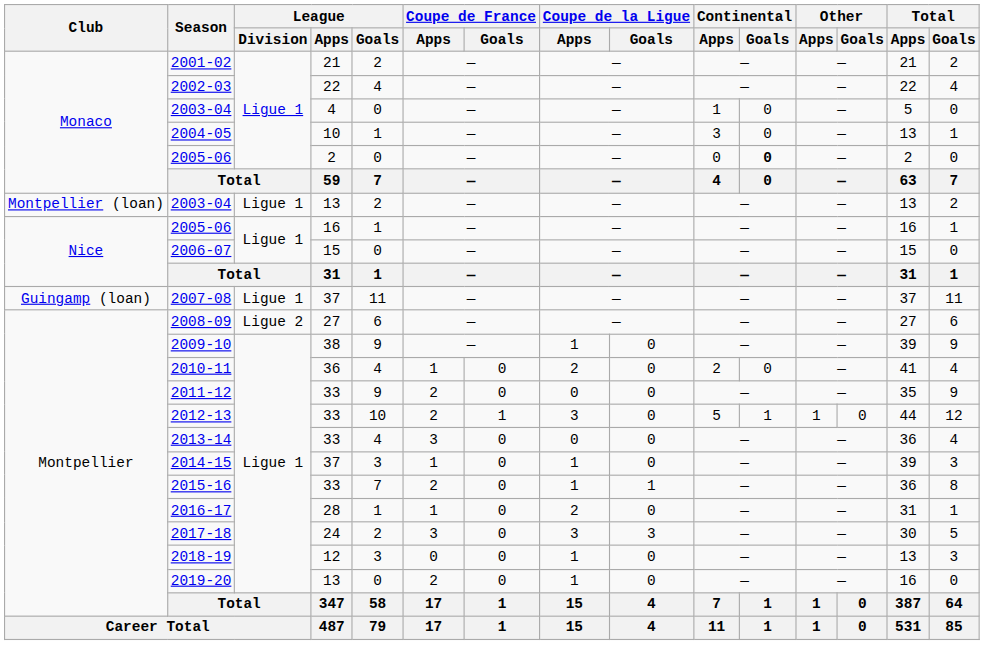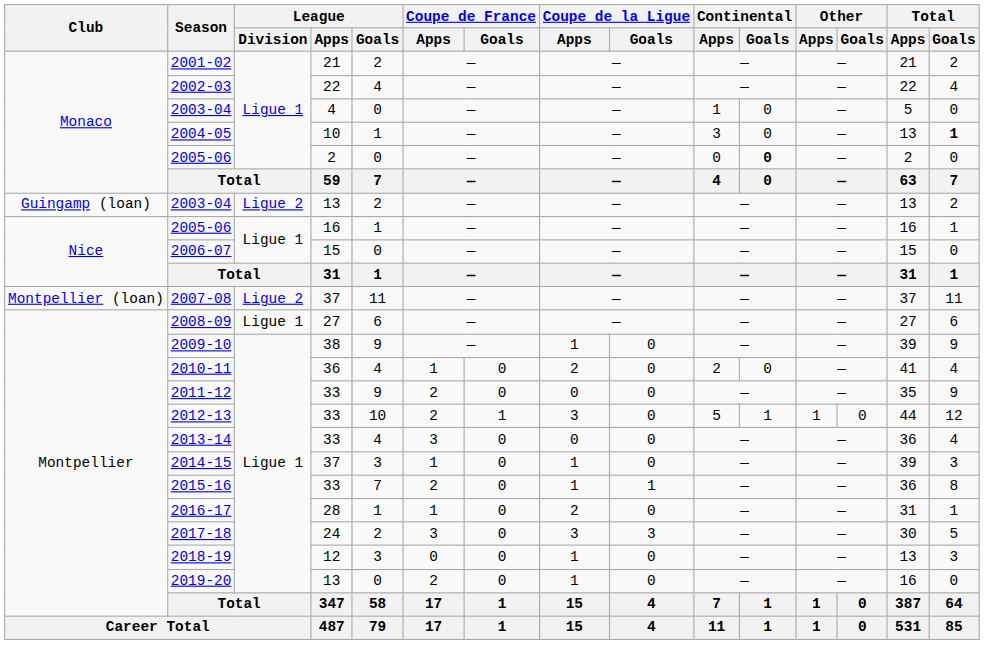(954, 134) normal -> (954, 134) bold
(86, 204) Montpellier (loan) -> (86, 204) Guingamp (loan)
(273, 204) Ligue 1 -> (273, 204) Ligue 2
(86, 299) Guingamp (loan) -> (86, 299) Montpellier (loan)
(273, 299) Ligue 1 -> (273, 299) Ligue 2
(273, 322) Ligue 2 -> (273, 322) Ligue 1
